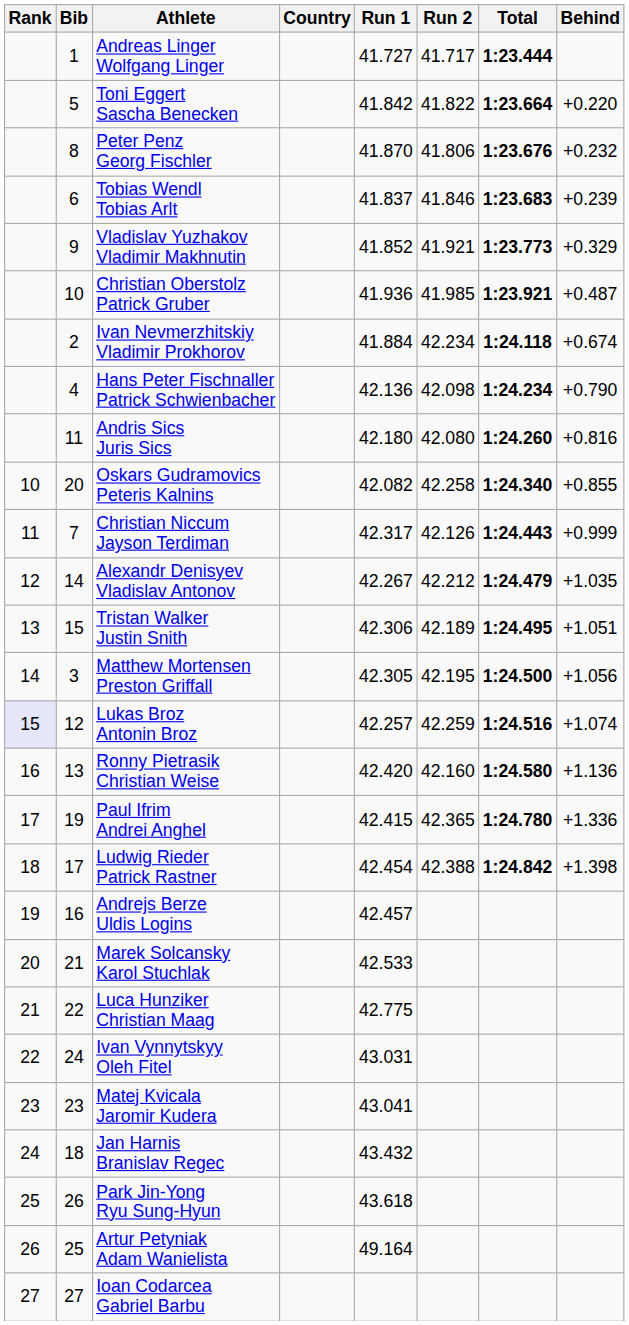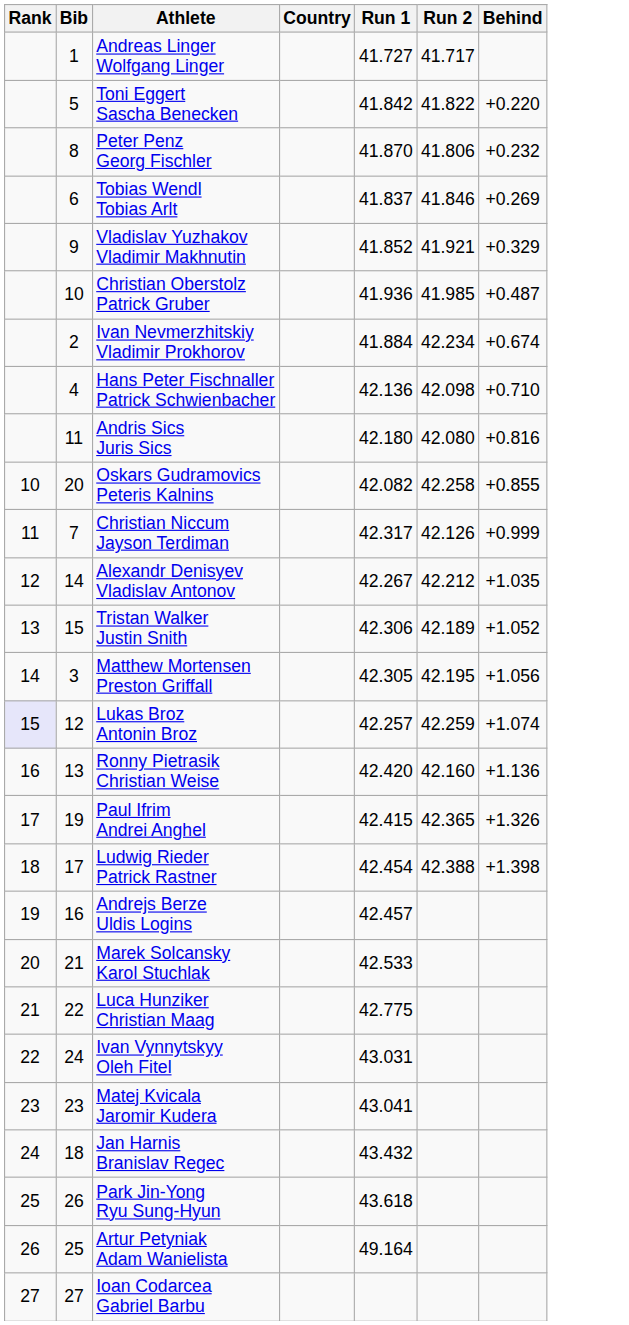- column: (518, 18)
(590, 199) +0.239 -> (513, 199) +0.269
(590, 390) +0.790 -> (513, 390) +0.710
(590, 628) +1.051 -> (513, 628) +1.052
(590, 819) +1.336 -> (513, 819) +1.326
